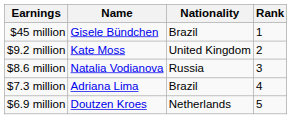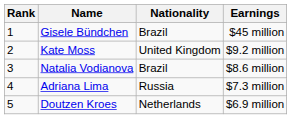columns swapped: (270, 13) <-> (36, 13)
(186, 68) Russia -> (153, 68) Brazil
(183, 86) Brazil -> (156, 86) Russia
